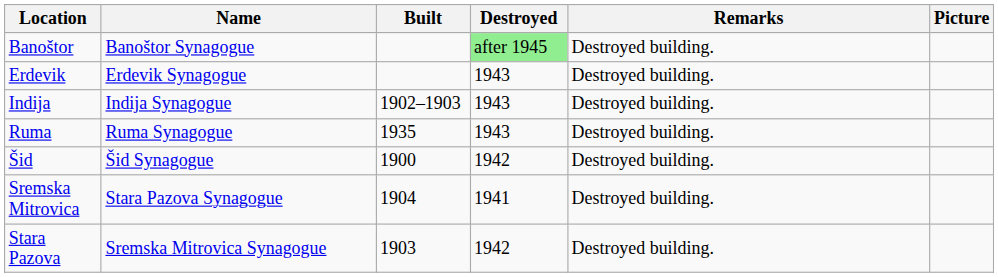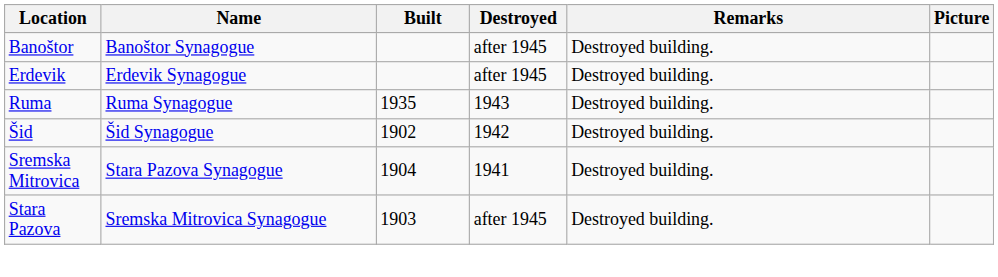(511, 47) lightgreen background -> (510, 47) no background
(492, 75) 1943 -> (510, 75) after 1945
- row: (30, 103)
(398, 160) 1900 -> (398, 132) 1902
(492, 247) 1942 -> (510, 219) after 1945
